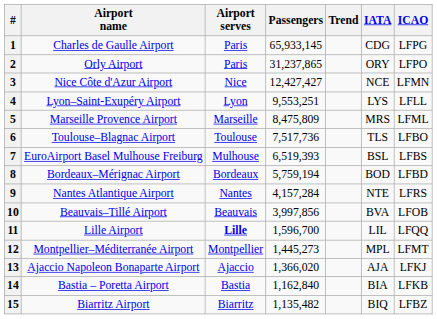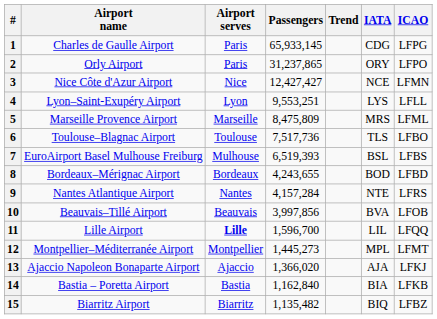(296, 175) 5,759,194 -> (296, 175) 4,243,655
